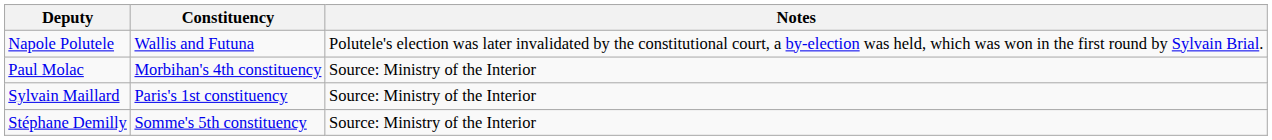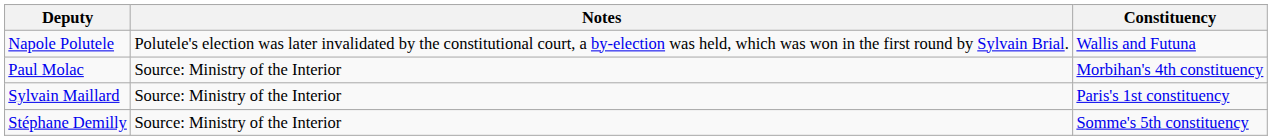columns swapped: (228, 17) <-> (796, 17)
